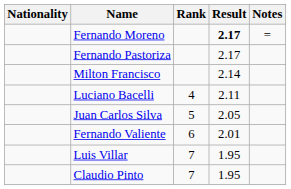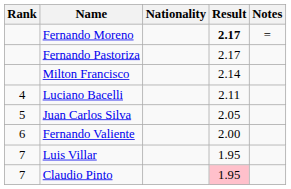columns swapped: (191, 14) <-> (38, 14)
(229, 134) 2.01 -> (229, 134) 2.00
(229, 174) no background -> (229, 174) pink background
